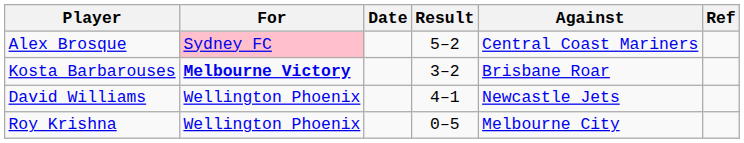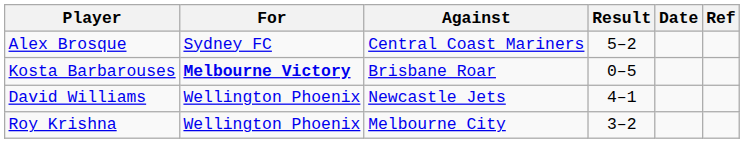columns swapped: (590, 18) <-> (388, 18)
(228, 45) pink background -> (228, 45) no background
(445, 71) 3–2 -> (622, 71) 0–5
(445, 125) 0–5 -> (622, 125) 3–2
